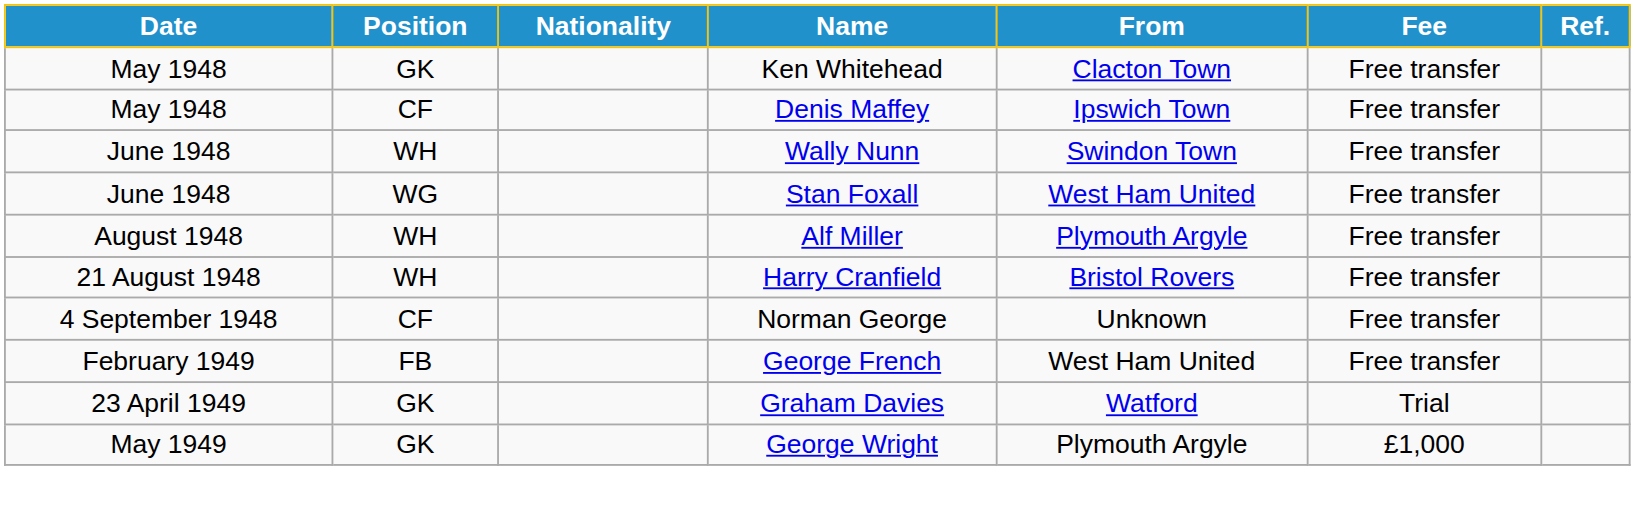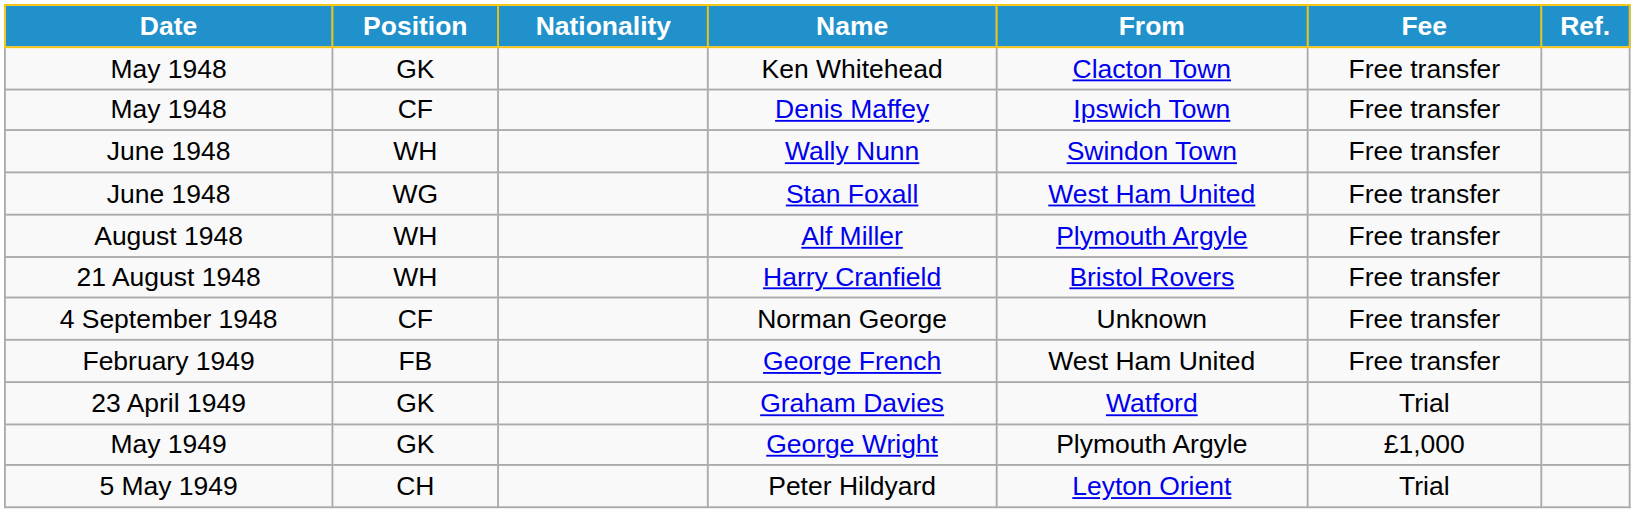+ row: (852, 487)
